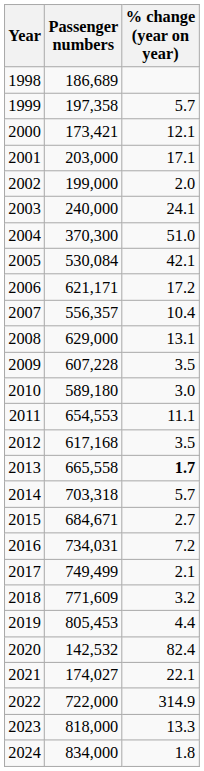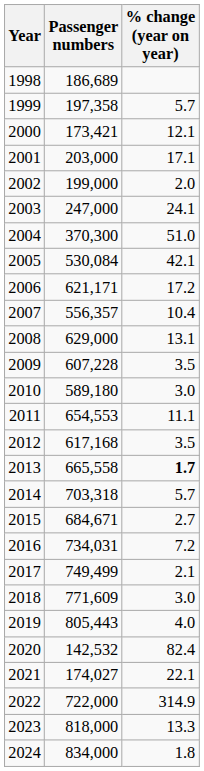(92, 209) 240,000 -> (92, 209) 247,000
(185, 597) 3.2 -> (185, 597) 3.0
(92, 623) 805,453 -> (92, 623) 805,443
(185, 623) 4.4 -> (185, 623) 4.0
